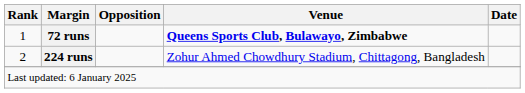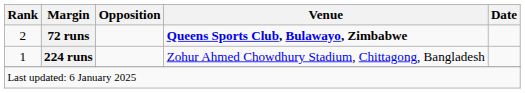(23, 35) 1 -> (23, 35) 2
(23, 56) 2 -> (23, 56) 1
